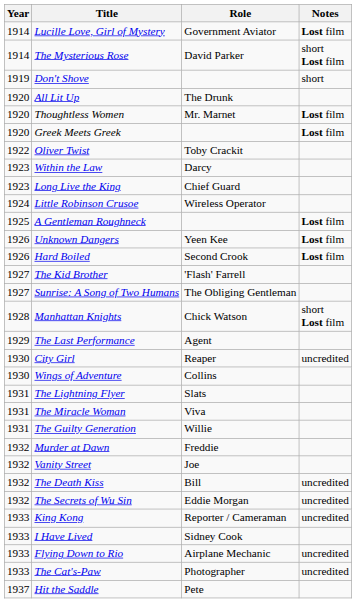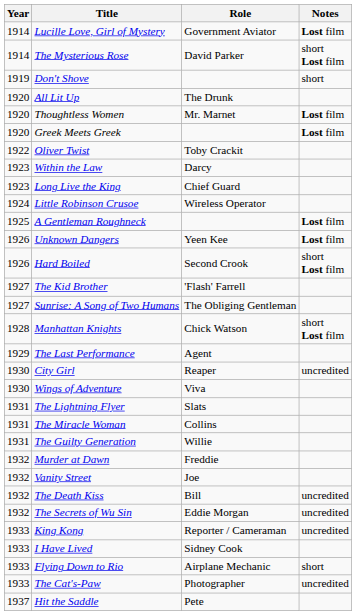(323, 256) Lost film -> (323, 263) short Lost film
(201, 376) Collins -> (195, 388) Viva
(195, 411) Viva -> (201, 424) Collins
(325, 553) uncredited -> (313, 566) short
